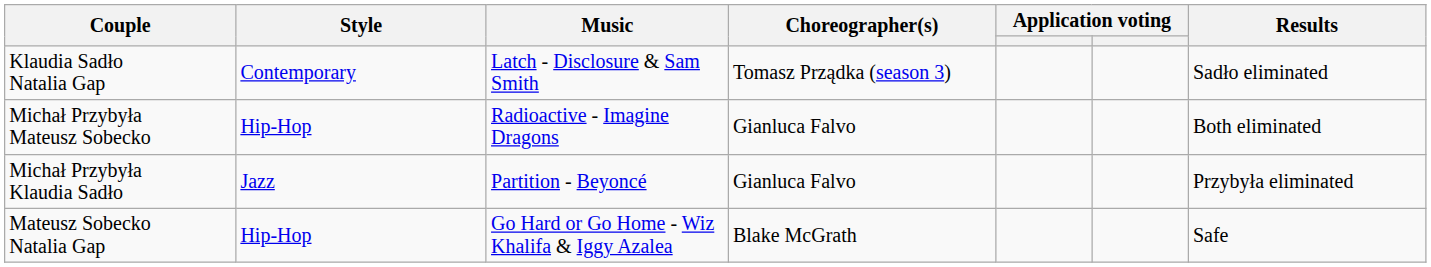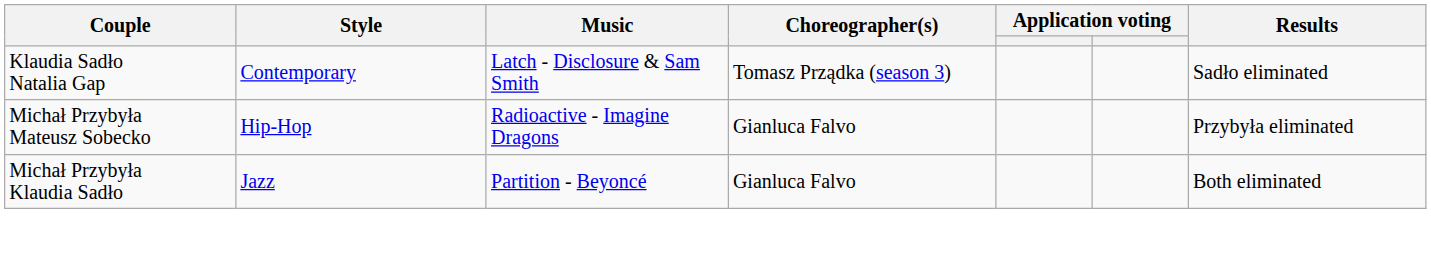(1257, 126) Both eliminated -> (1273, 126) Przybyła eliminated
(1273, 180) Przybyła eliminated -> (1257, 180) Both eliminated
- row: (80, 235)
